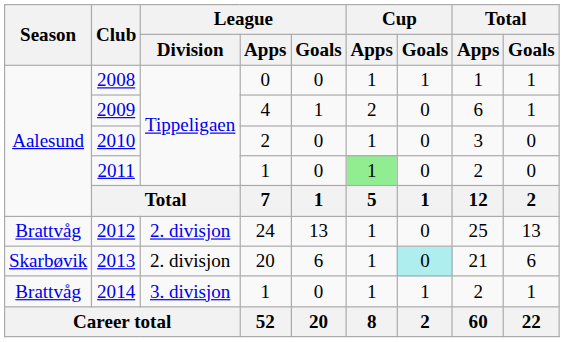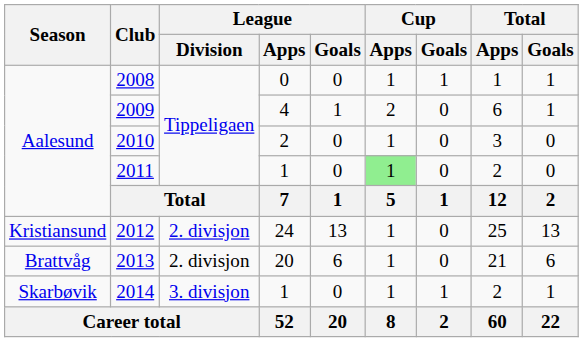(48, 230) Brattvåg -> (58, 230) Kristiansund
(48, 261) Skarbøvik -> (58, 261) Brattvåg
(425, 261) paleturquoise background -> (444, 261) no background
(48, 291) Brattvåg -> (58, 291) Skarbøvik
